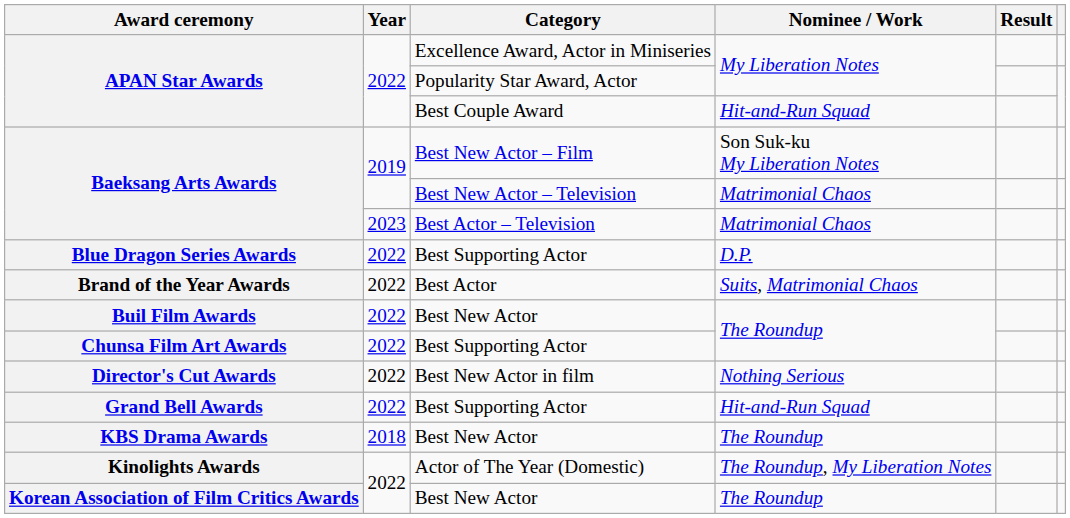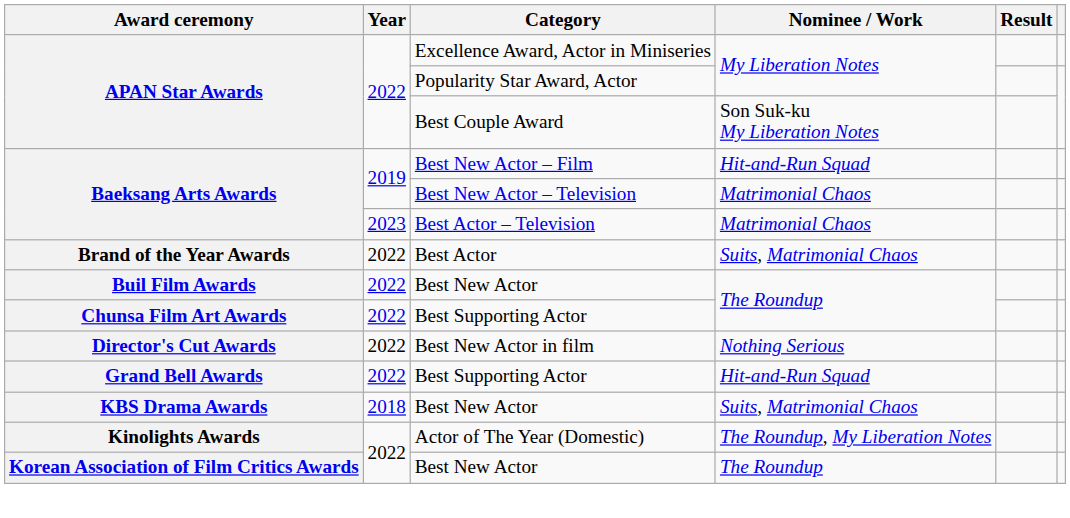(795, 111) Hit-and-Run Squad -> (799, 121) Son Suk-ku My Liberation Notes
(799, 152) Son Suk-ku My Liberation Notes -> (795, 163) Hit-and-Run Squad
- row: (184, 254)
(771, 437) The Roundup -> (819, 406) Suits, Matrimonial Chaos
